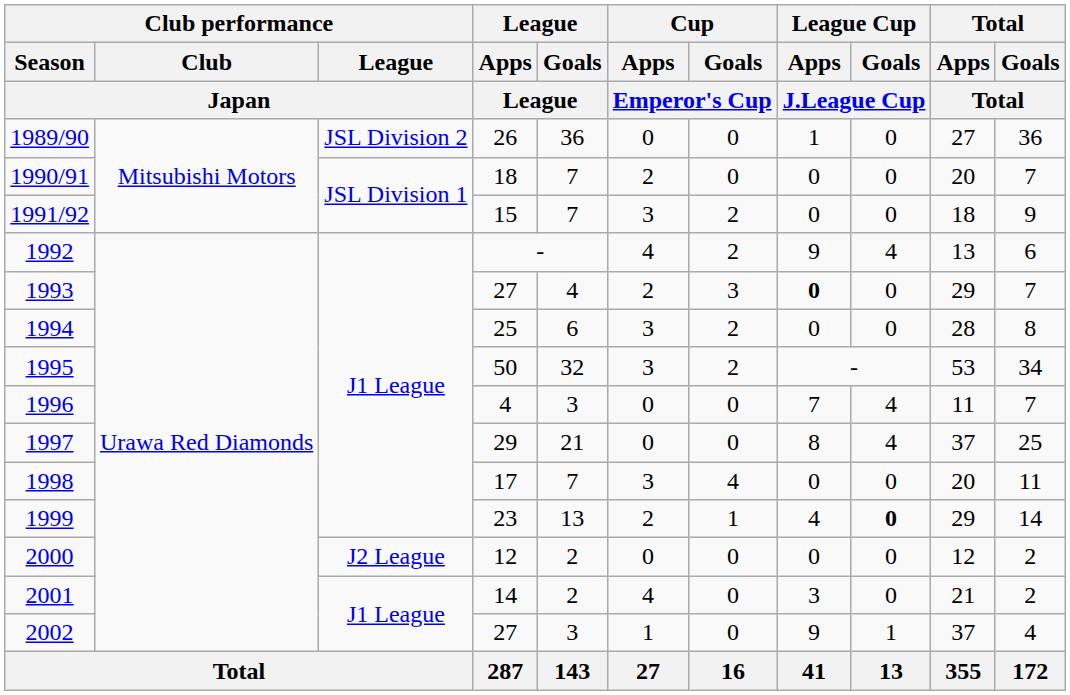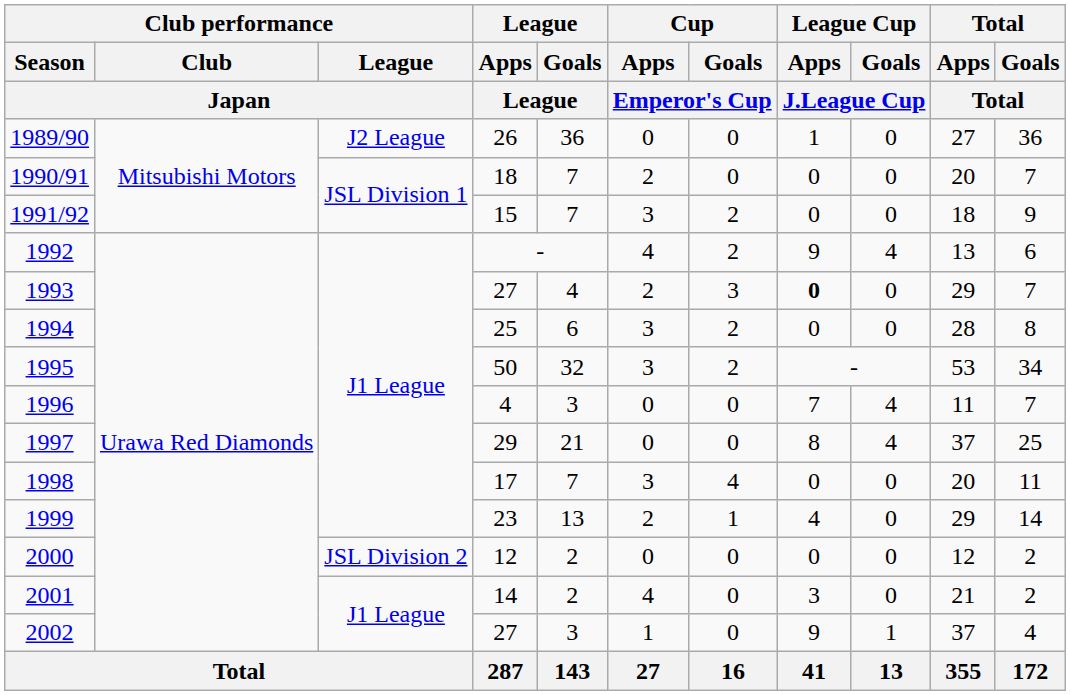(396, 137) JSL Division 2 -> (396, 137) J2 League
(891, 518) bold -> (891, 518) normal
(396, 556) J2 League -> (396, 556) JSL Division 2
